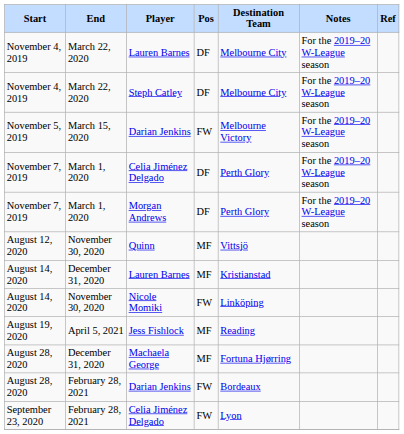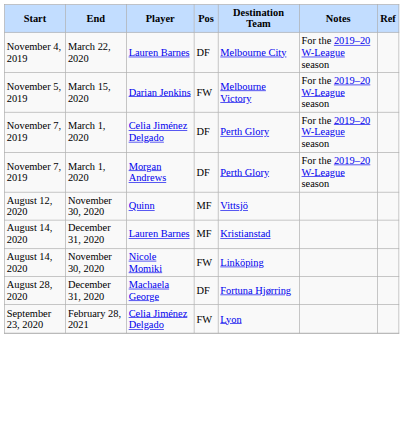- row: (34, 92)
- row: (30, 330)
(204, 359) MF -> (203, 290) DF
- row: (30, 387)
